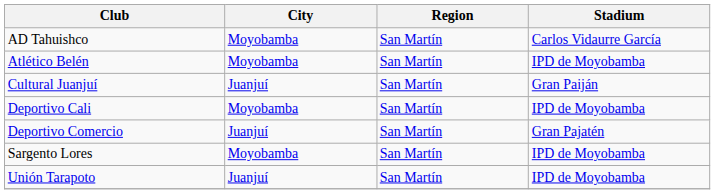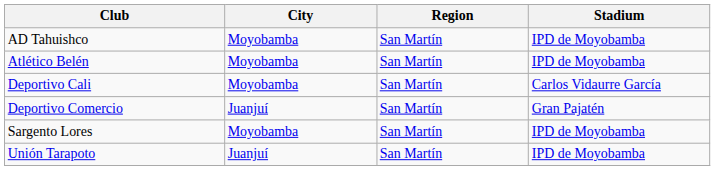(596, 39) Carlos Vidaurre García -> (588, 39) IPD de Moyobamba
- row: (53, 85)
(588, 108) IPD de Moyobamba -> (596, 85) Carlos Vidaurre García
